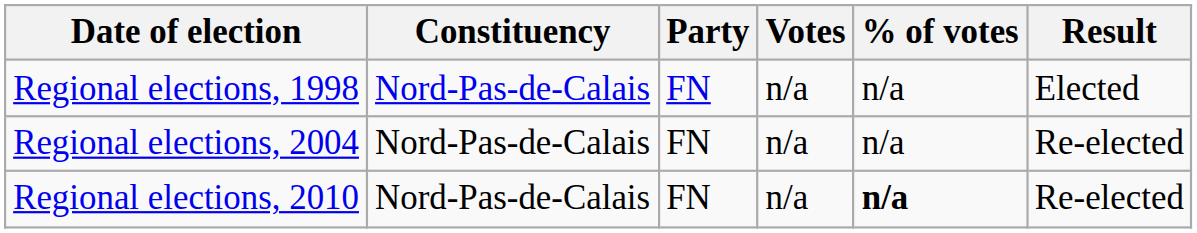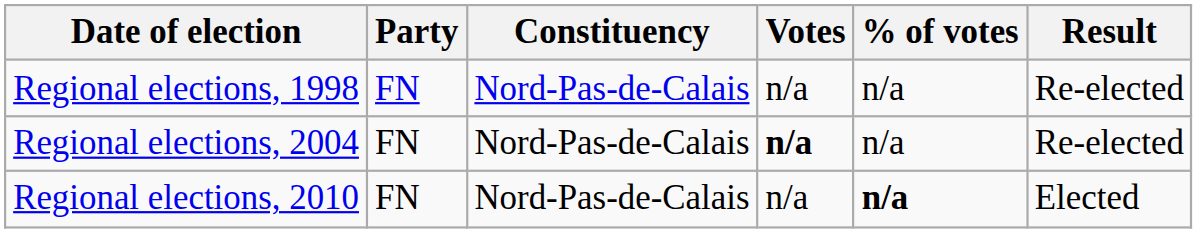columns swapped: (513, 32) <-> (708, 32)
(1087, 87) Elected -> (1109, 87) Re-elected
(787, 142) normal -> (789, 142) bold
(1109, 198) Re-elected -> (1087, 198) Elected
